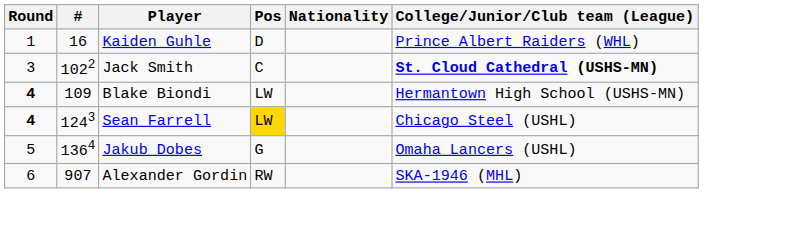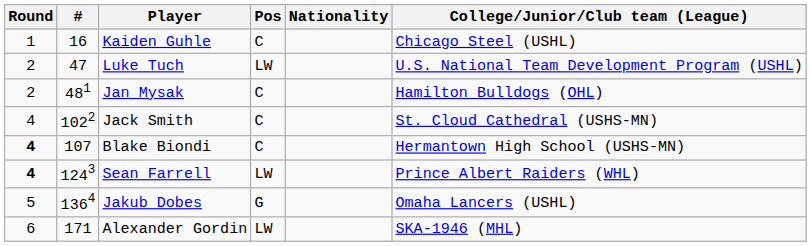(259, 41) D -> (259, 41) C
(518, 41) Prince Albert Raiders (WHL) -> (486, 41) Chicago Steel (USHL)
+ row: (143, 66)
+ row: (143, 93)
(31, 68) 3 -> (31, 121) 4
(527, 68) bold -> (527, 121) normal
(78, 94) 109 -> (78, 147) 107
(264, 94) LW -> (259, 147) C
(264, 121) gold background -> (264, 174) no background
(486, 121) Chicago Steel (USHL) -> (518, 174) Prince Albert Raiders (WHL)
(78, 176) 907 -> (78, 229) 171
(264, 176) RW -> (264, 229) LW
